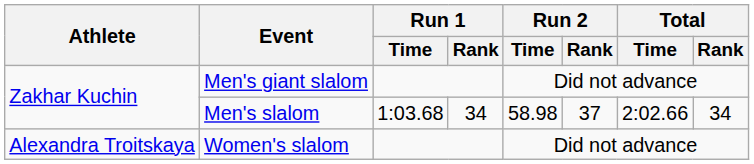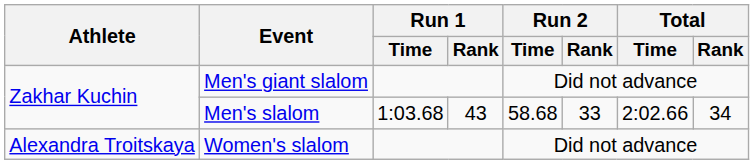(476, 113) 34 -> (476, 113) 43
(533, 113) 58.98 -> (533, 113) 58.68
(590, 113) 37 -> (590, 113) 33
